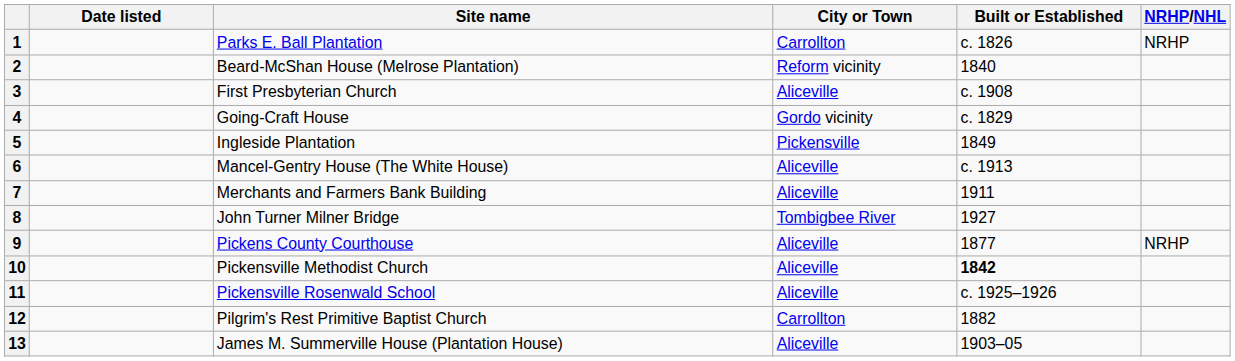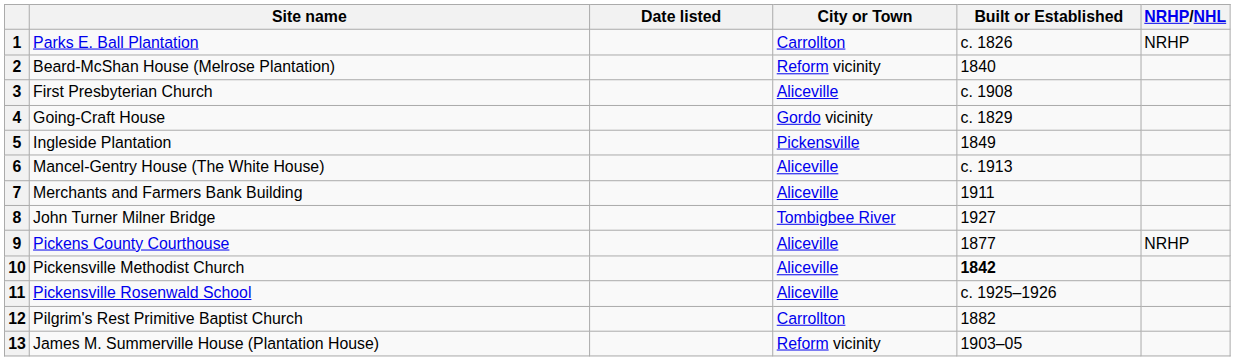columns swapped: (493, 17) <-> (121, 17)
(808, 343) Aliceville -> (829, 343) Reform vicinity
